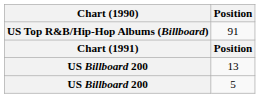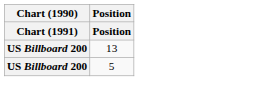- row: (233, 31)
